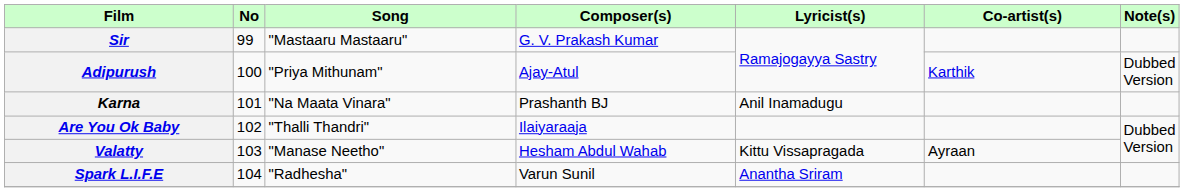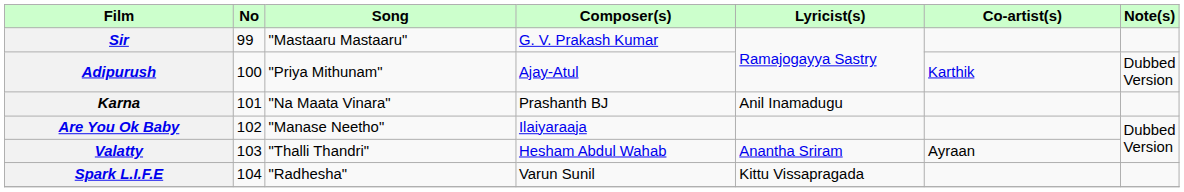(319, 127) "Thalli Thandri" -> (326, 127) "Manase Neetho"
(326, 151) "Manase Neetho" -> (319, 151) "Thalli Thandri"
(802, 151) Kittu Vissapragada -> (791, 151) Anantha Sriram
(791, 174) Anantha Sriram -> (802, 174) Kittu Vissapragada
